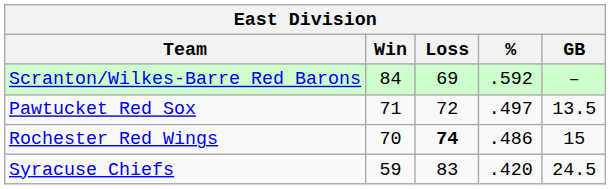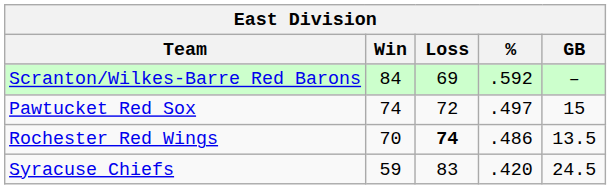(390, 109) 71 -> (390, 109) 74
(574, 109) 13.5 -> (574, 109) 15
(574, 139) 15 -> (574, 139) 13.5
